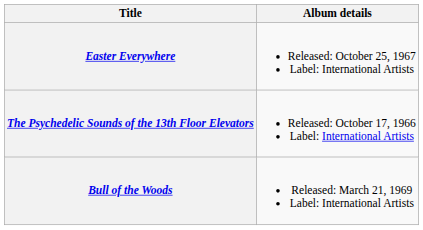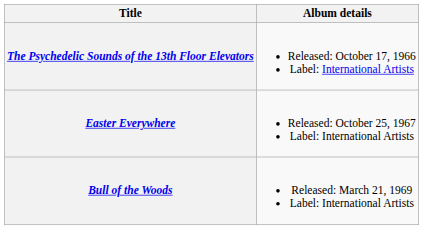rows swapped: (130, 123) <-> (130, 56)
